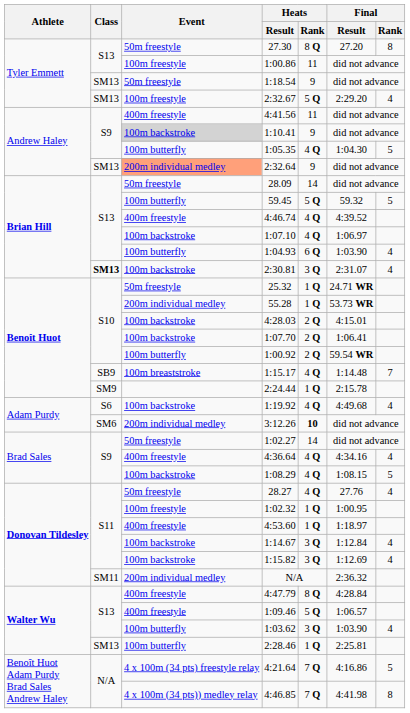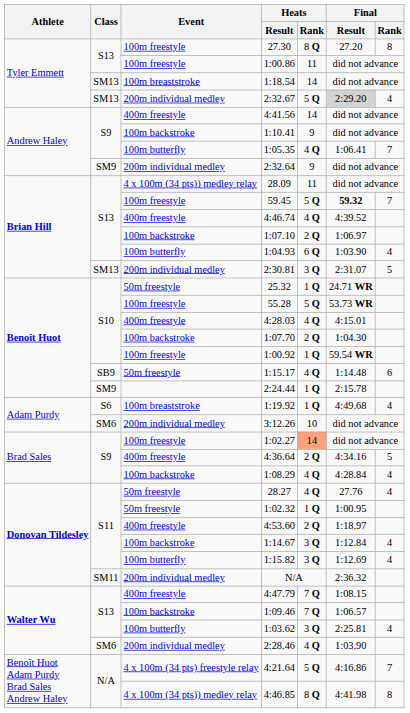(152, 47) 50m freestyle -> (154, 47) 100m freestyle
(152, 81) 50m freestyle -> (162, 81) 100m breaststroke
(313, 81) 9 -> (312, 81) 14
(155, 98) 100m freestyle -> (174, 98) 200m individual medley
(351, 98) no background -> (351, 98) lightgrey background
(313, 116) 11 -> (312, 116) 14
(160, 133) lightgrey background -> (159, 133) no background
(351, 150) 1:04.30 -> (351, 150) 1:06.41
(390, 150) 5 -> (390, 150) 7
(106, 167) SM13 -> (106, 167) SM9
(175, 167) lightsalmon background -> (174, 167) no background
(152, 184) 50m freestyle -> (190, 184) 4 x 100m (34 pts)) medley relay
(313, 184) 14 -> (312, 184) 11
(155, 201) 100m butterfly -> (154, 201) 100m freestyle
(351, 201) normal -> (351, 201) bold
(390, 201) 5 -> (390, 201) 7
(313, 235) 4 Q -> (312, 235) 2 Q
(106, 269) bold -> (106, 269) normal
(160, 269) 100m backstroke -> (174, 269) 200m individual medley
(390, 269) 4 -> (390, 269) 5
(175, 304) 200m individual medley -> (154, 304) 100m freestyle
(313, 304) 1 Q -> (312, 304) 5 Q
(160, 321) 100m backstroke -> (154, 321) 400m freestyle
(313, 321) 2 Q -> (312, 321) 4 Q
(351, 338) 1:06.41 -> (351, 338) 1:04.30
(155, 355) 100m butterfly -> (154, 355) 100m freestyle
(313, 355) 2 Q -> (312, 355) 1 Q
(162, 372) 100m breaststroke -> (152, 372) 50m freestyle
(390, 372) 7 -> (390, 372) 6
(160, 406) 100m backstroke -> (162, 406) 100m breaststroke
(313, 406) 4 Q -> (312, 406) 1 Q
(313, 423) bold -> (312, 423) normal
(152, 440) 50m freestyle -> (154, 440) 100m freestyle
(313, 440) no background -> (312, 440) lightsalmon background
(313, 458) 4 Q -> (312, 458) 2 Q
(390, 458) 4 -> (390, 458) 5
(351, 475) 1:08.15 -> (351, 475) 4:28.84
(390, 475) 5 -> (390, 475) 4
(155, 509) 100m freestyle -> (152, 509) 50m freestyle
(313, 526) 1 Q -> (312, 526) 2 Q
(160, 560) 100m backstroke -> (154, 560) 100m butterfly
(313, 594) 8 Q -> (312, 594) 7 Q
(351, 594) 4:28.84 -> (351, 594) 1:08.15
(155, 611) 400m freestyle -> (159, 611) 100m backstroke
(313, 611) 5 Q -> (312, 611) 7 Q
(351, 629) 1:03.90 -> (351, 629) 2:25.81
(106, 646) SM13 -> (106, 646) SM6
(155, 646) 100m butterfly -> (174, 646) 200m individual medley
(313, 646) 1 Q -> (312, 646) 4 Q
(351, 646) 2:25.81 -> (351, 646) 1:03.90
(313, 668) 7 Q -> (312, 668) 5 Q
(390, 668) 5 -> (390, 668) 7
(313, 695) 7 Q -> (312, 695) 8 Q
